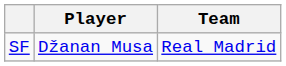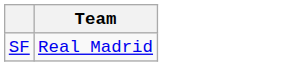- column: (96, 19)
